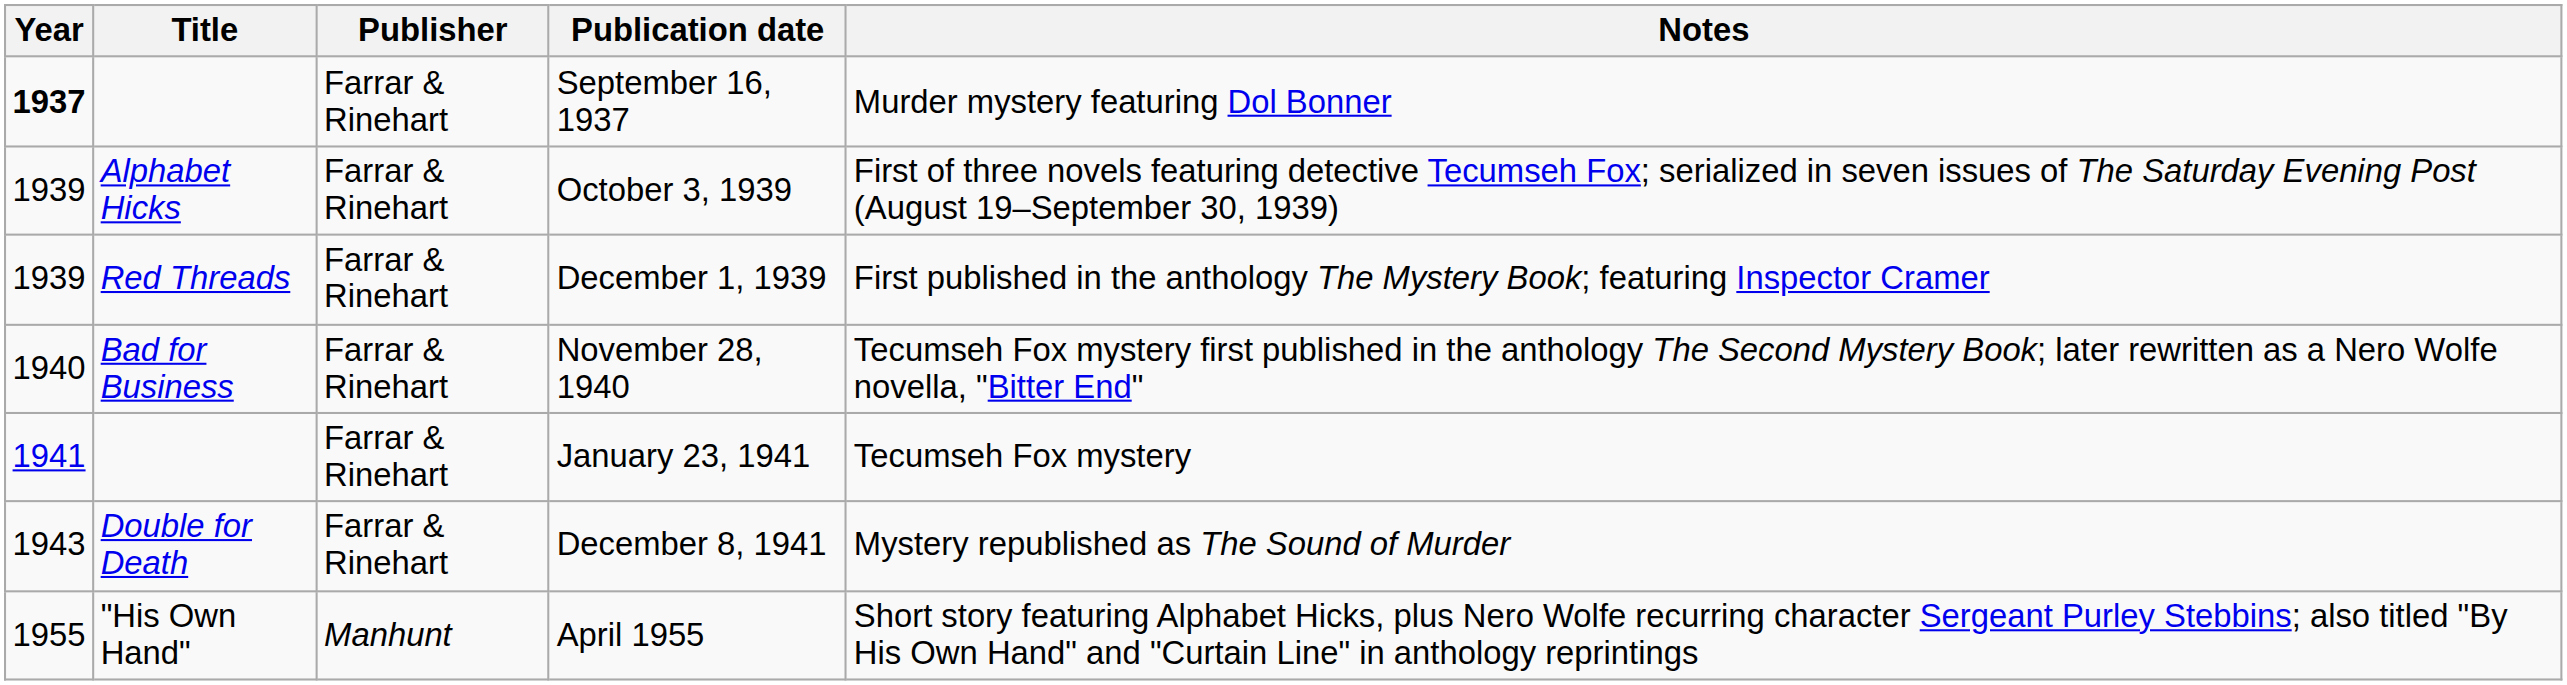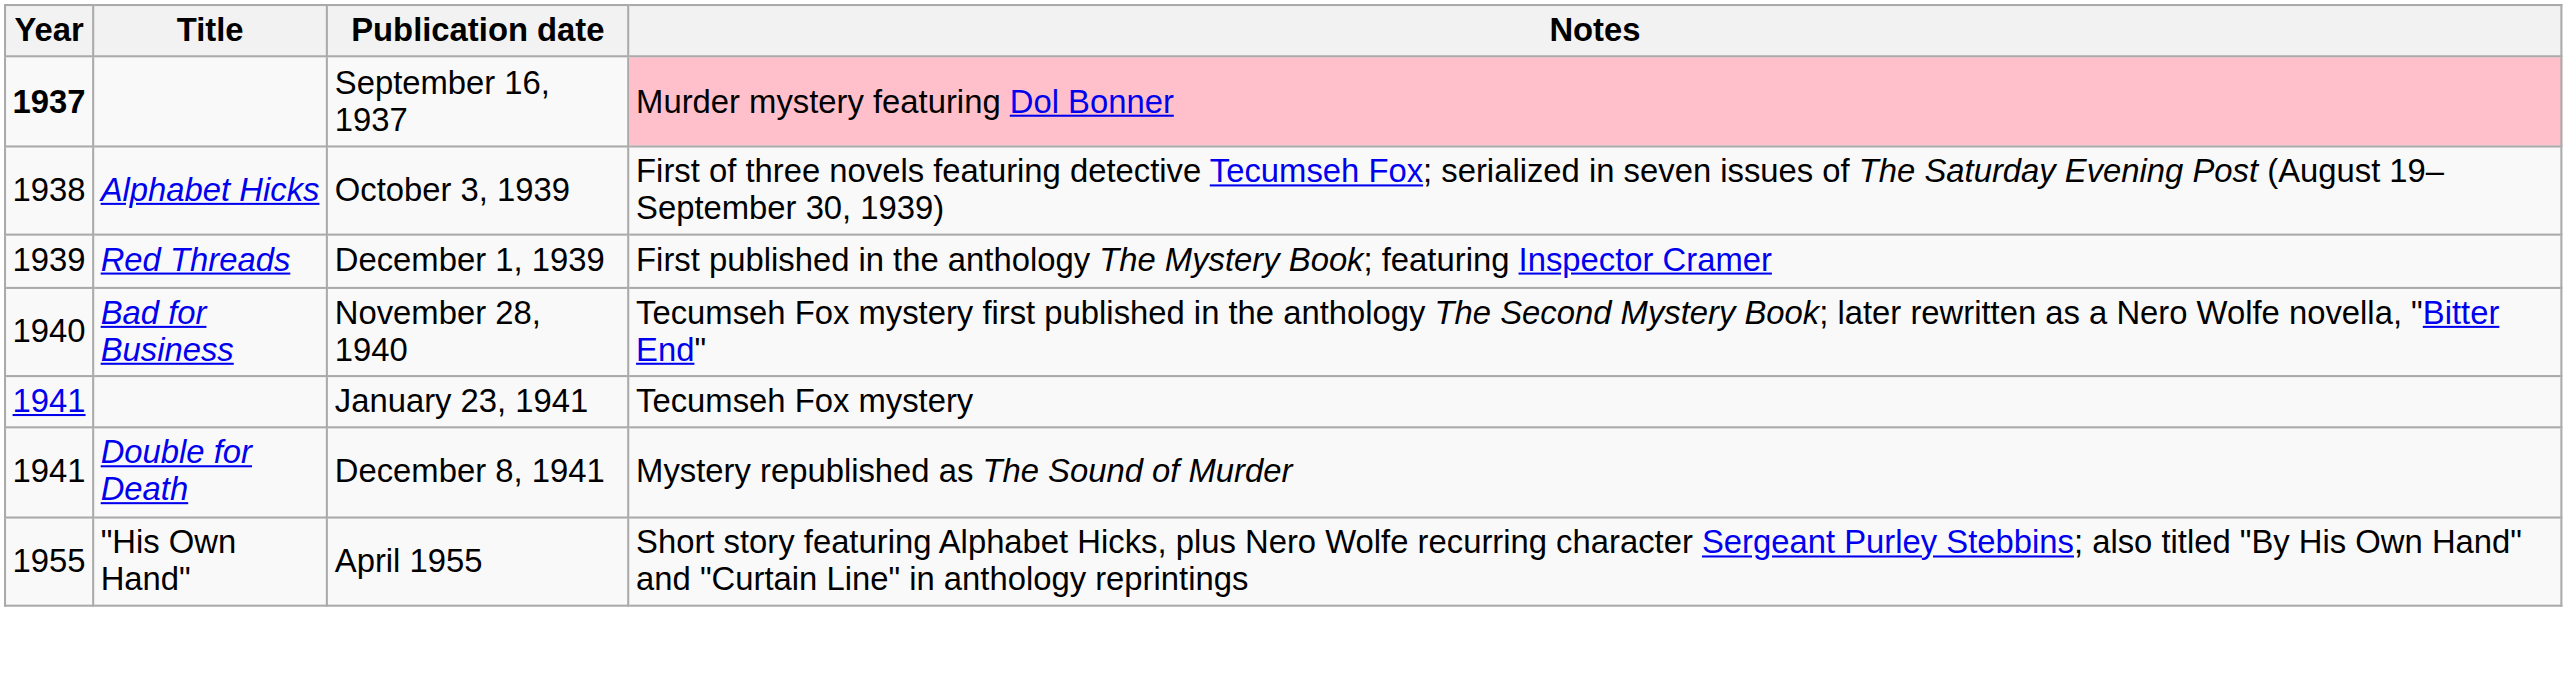- column: (433, 30)
(1123, 100) no background -> (905, 100) pink background
(49, 189) 1939 -> (49, 189) 1938
(49, 545) 1943 -> (49, 471) 1941
